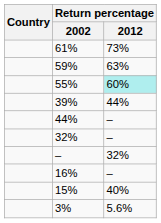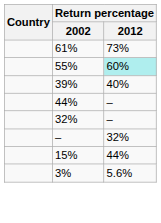- row: (66, 66)
(118, 102) 44% -> (118, 84) 40%
- row: (66, 173)
(118, 191) 40% -> (118, 155) 44%
